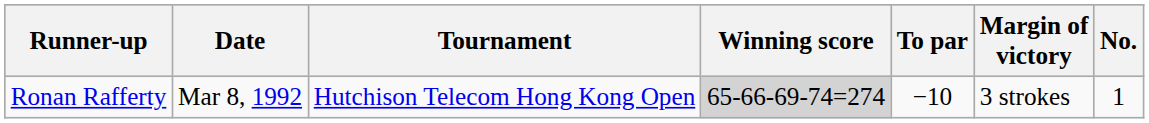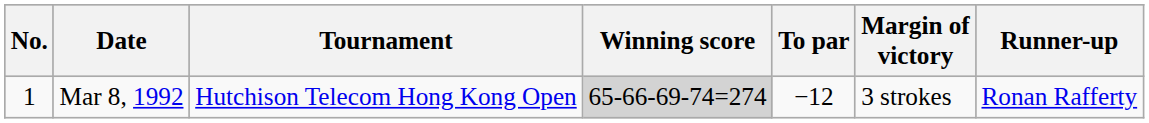columns swapped: (1119, 40) <-> (89, 40)
(932, 96) −10 -> (814, 96) −12
